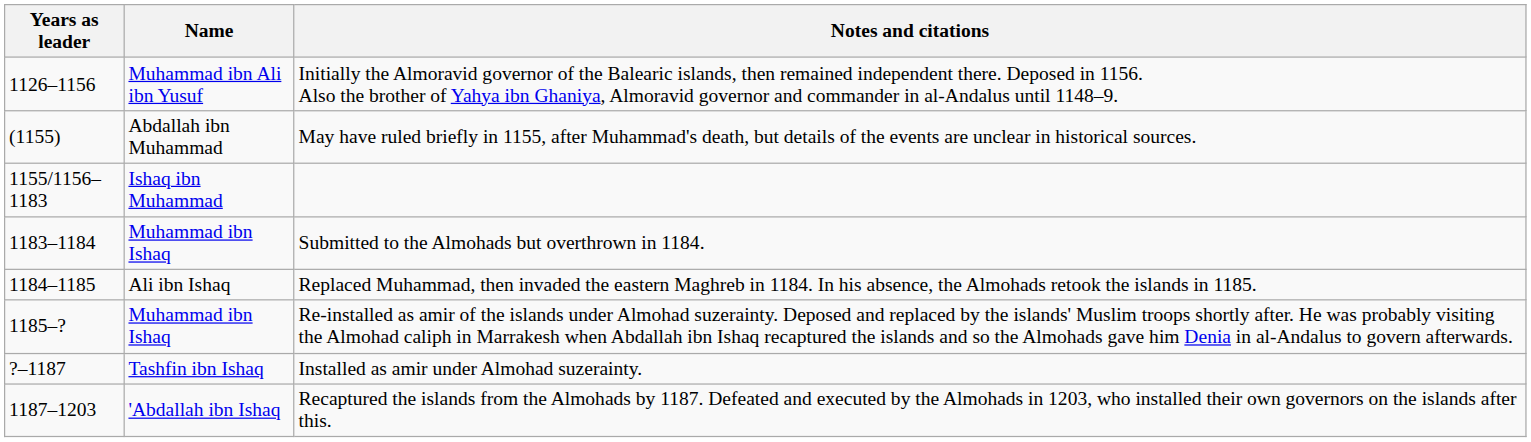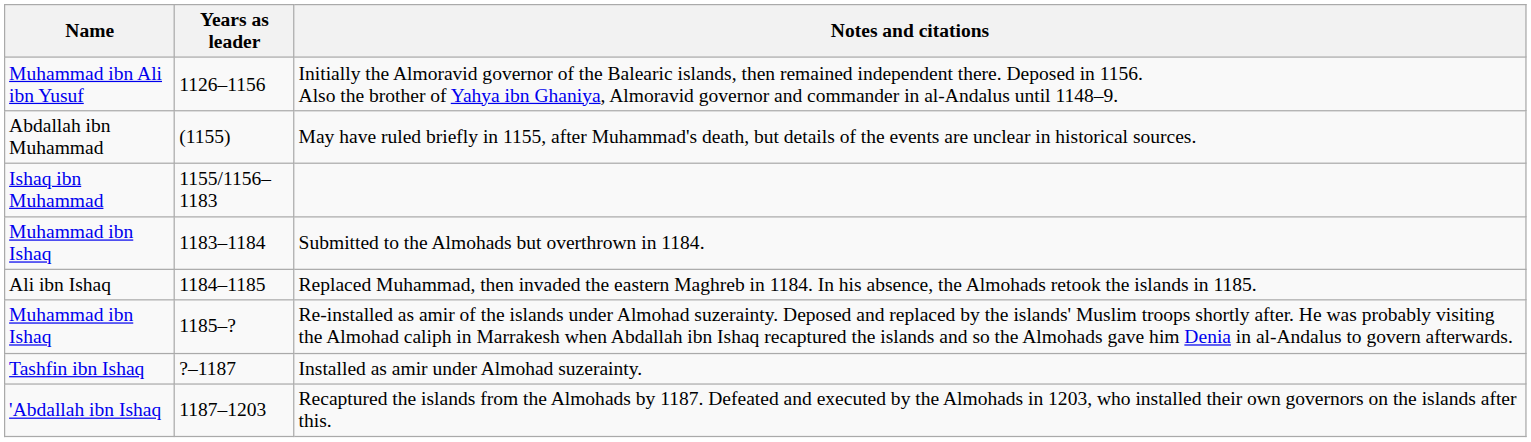columns swapped: (209, 30) <-> (64, 30)
